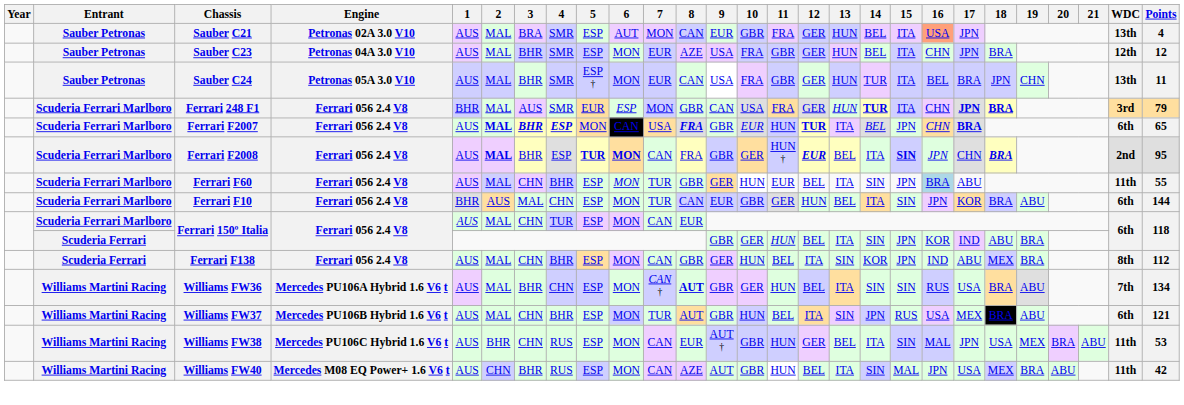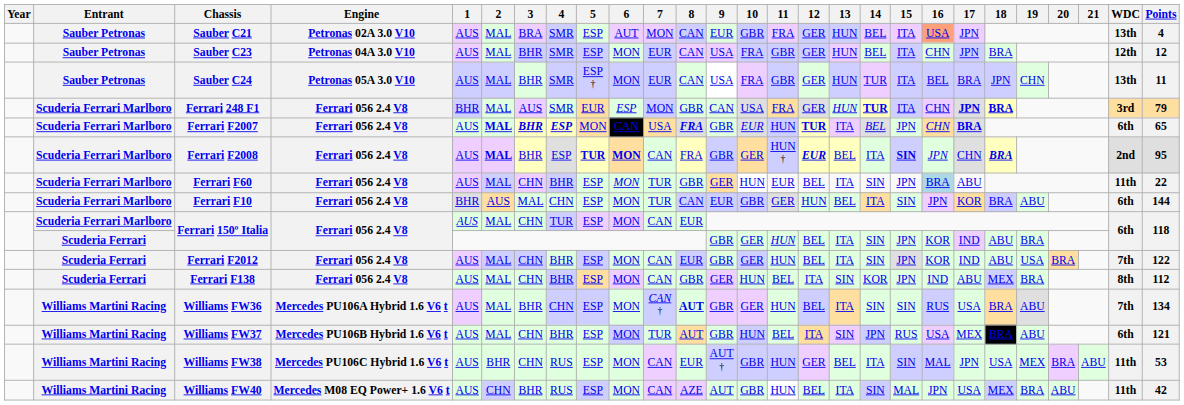(691, 52) AZE -> (691, 52) CAN
(1161, 182) 55 -> (1161, 182) 22
+ row: (104, 259)
